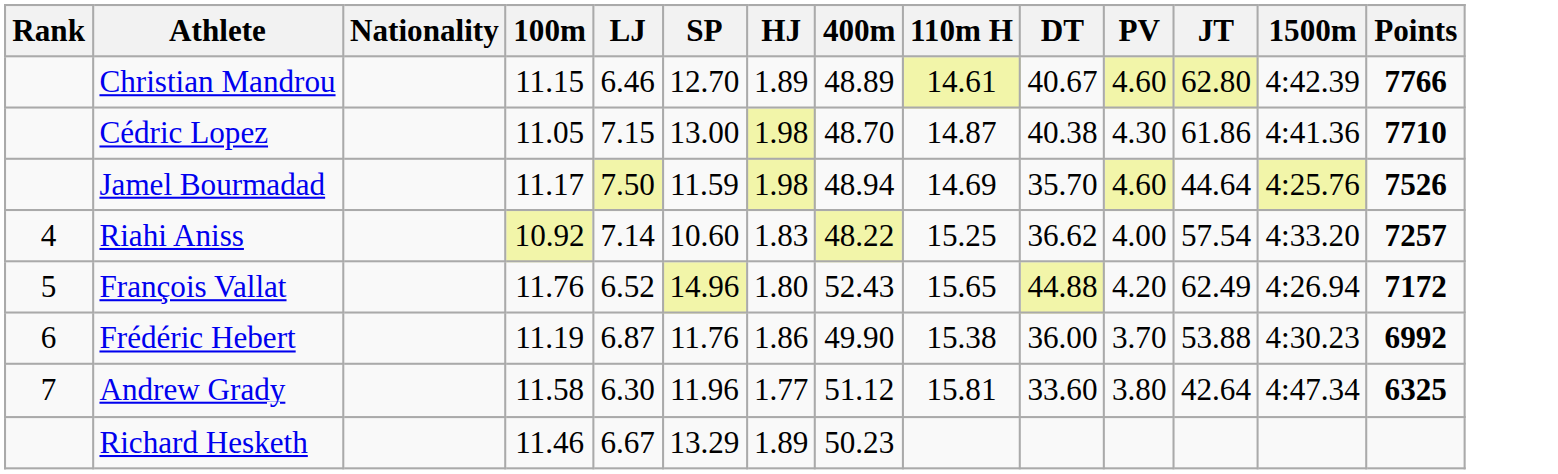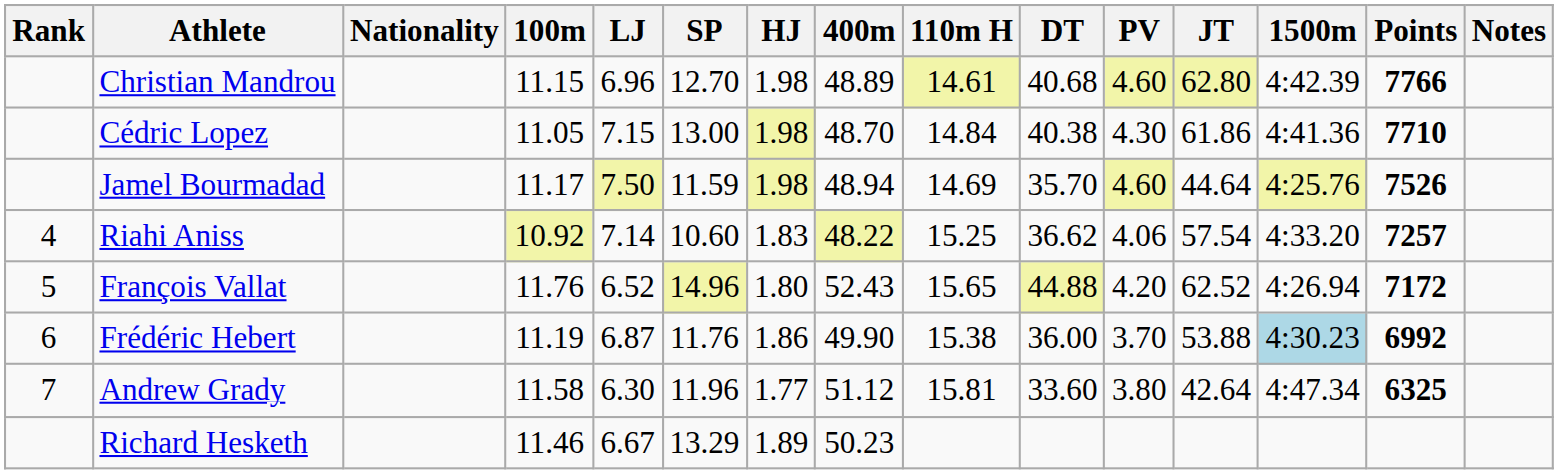+ column: (1509, 30)
(628, 81) 6.46 -> (628, 81) 6.96
(781, 81) 1.89 -> (781, 81) 1.98
(1062, 81) 40.67 -> (1062, 81) 40.68
(961, 133) 14.87 -> (961, 133) 14.84
(1139, 235) 4.00 -> (1139, 235) 4.06
(1216, 287) 62.49 -> (1216, 287) 62.52
(1313, 338) no background -> (1313, 338) lightblue background
